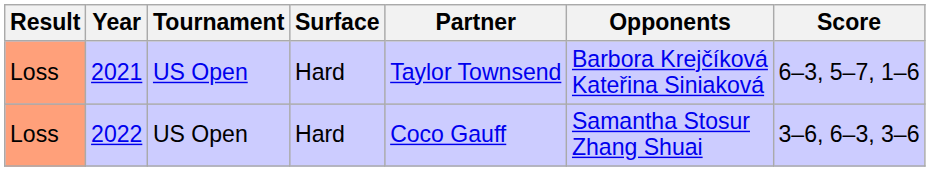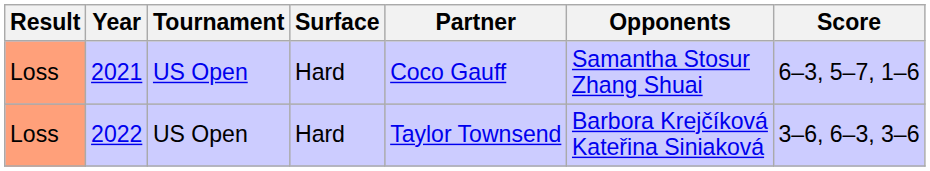(476, 72) Taylor Townsend -> (448, 72) Coco Gauff
(670, 72) Barbora Krejčíková Kateřina Siniaková -> (661, 72) Samantha Stosur Zhang Shuai
(448, 134) Coco Gauff -> (476, 134) Taylor Townsend
(661, 134) Samantha Stosur Zhang Shuai -> (670, 134) Barbora Krejčíková Kateřina Siniaková
